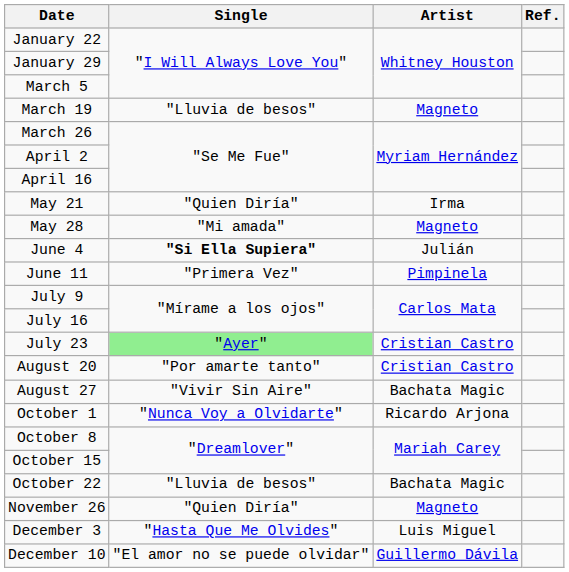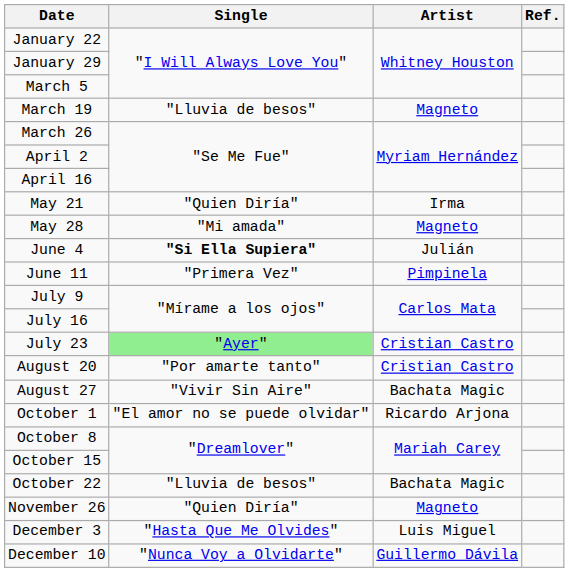(241, 414) "Nunca Voy a Olvidarte" -> (241, 414) "El amor no se puede olvidar"
(241, 555) "El amor no se puede olvidar" -> (241, 555) "Nunca Voy a Olvidarte"
